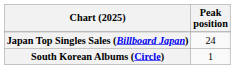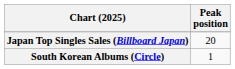(211, 40) 24 -> (211, 40) 20
